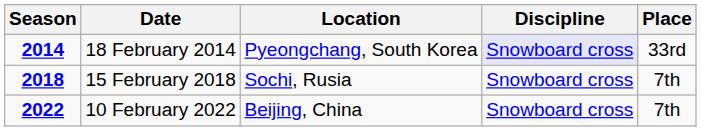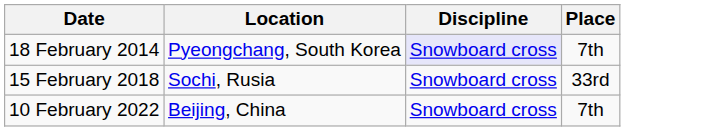- column: (43, 19)
(667, 49) 33rd -> (591, 49) 7th
(667, 79) 7th -> (591, 79) 33rd
